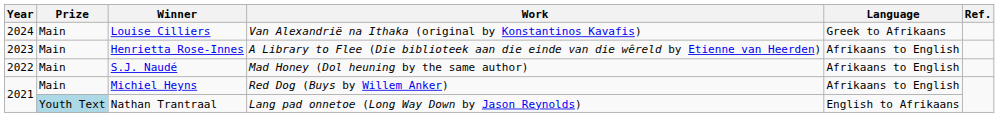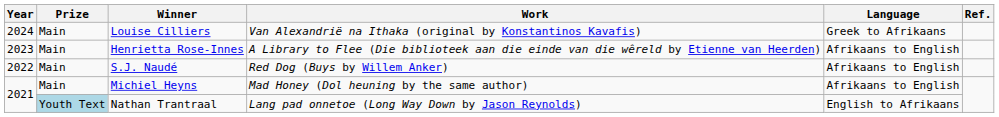(389, 67) Mad Honey (Dol heuning by the same author) -> (349, 67) Red Dog (Buys by Willem Anker)
(349, 85) Red Dog (Buys by Willem Anker) -> (389, 85) Mad Honey (Dol heuning by the same author)
